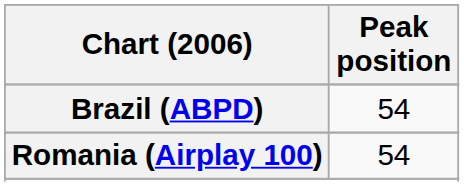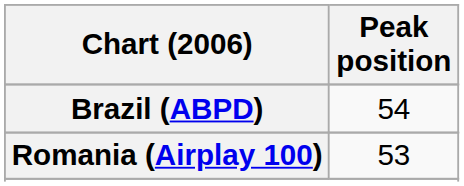(394, 155) 54 -> (394, 155) 53
